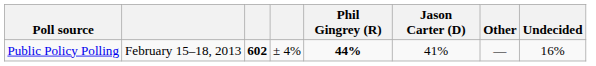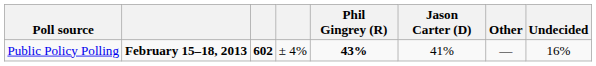(183, 50) normal -> (186, 50) bold
(348, 50) 44% -> (354, 50) 43%
